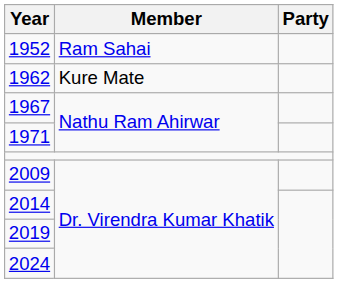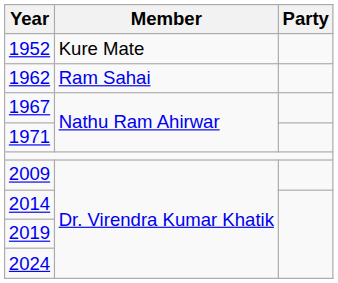(105, 48) Ram Sahai -> (102, 48) Kure Mate
(102, 78) Kure Mate -> (105, 78) Ram Sahai
